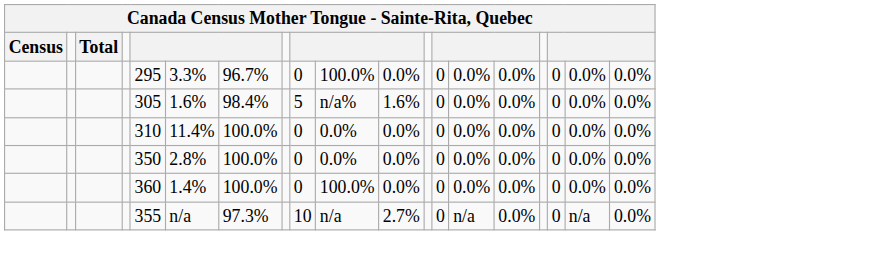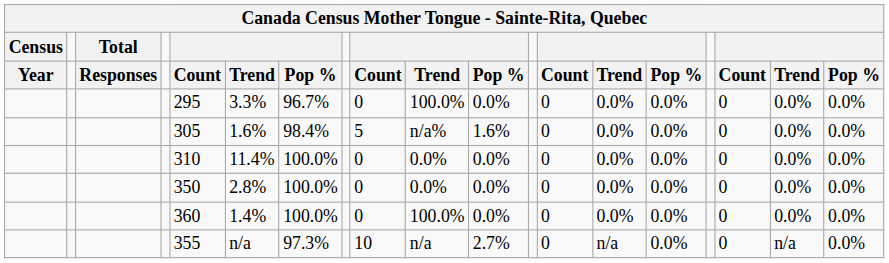+ row: (36, 74)
